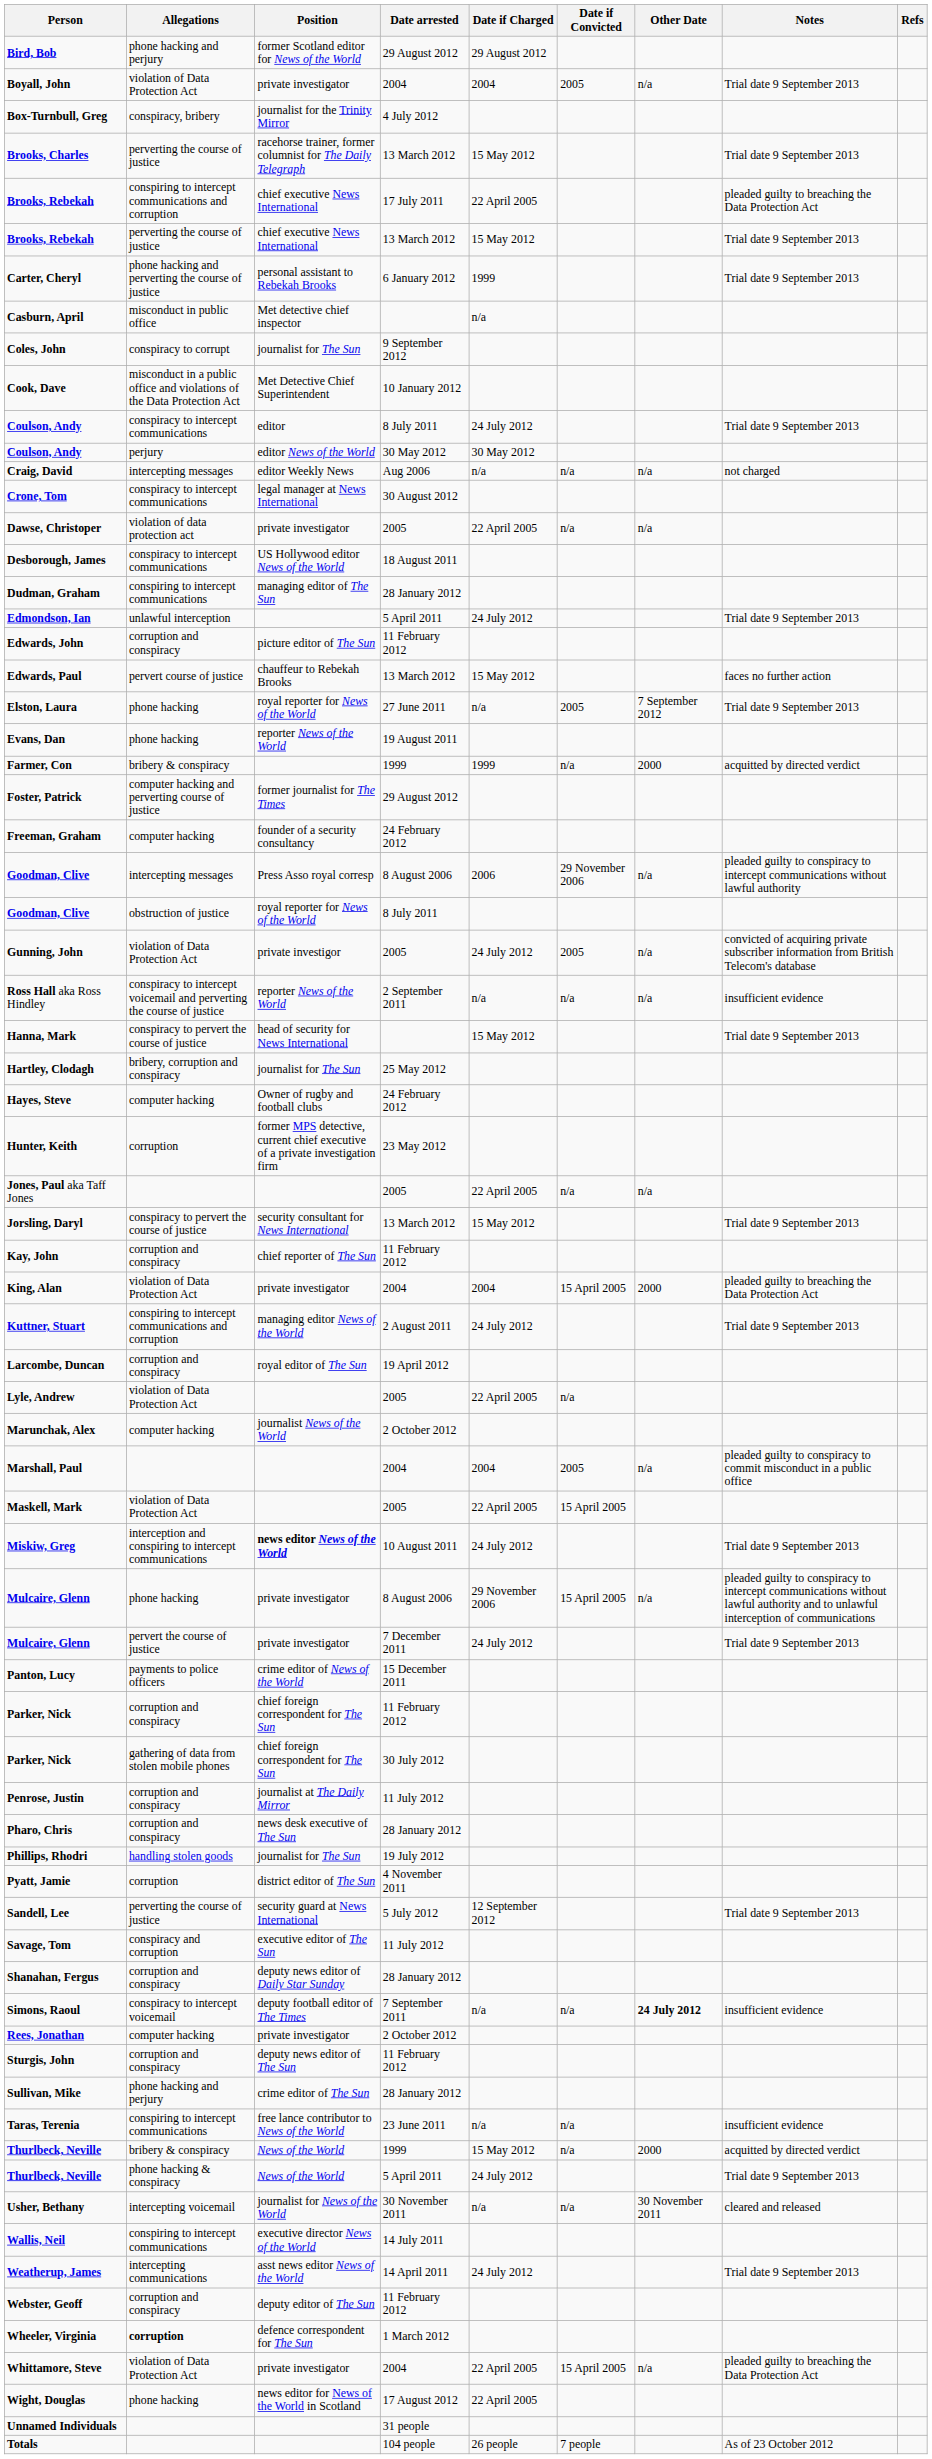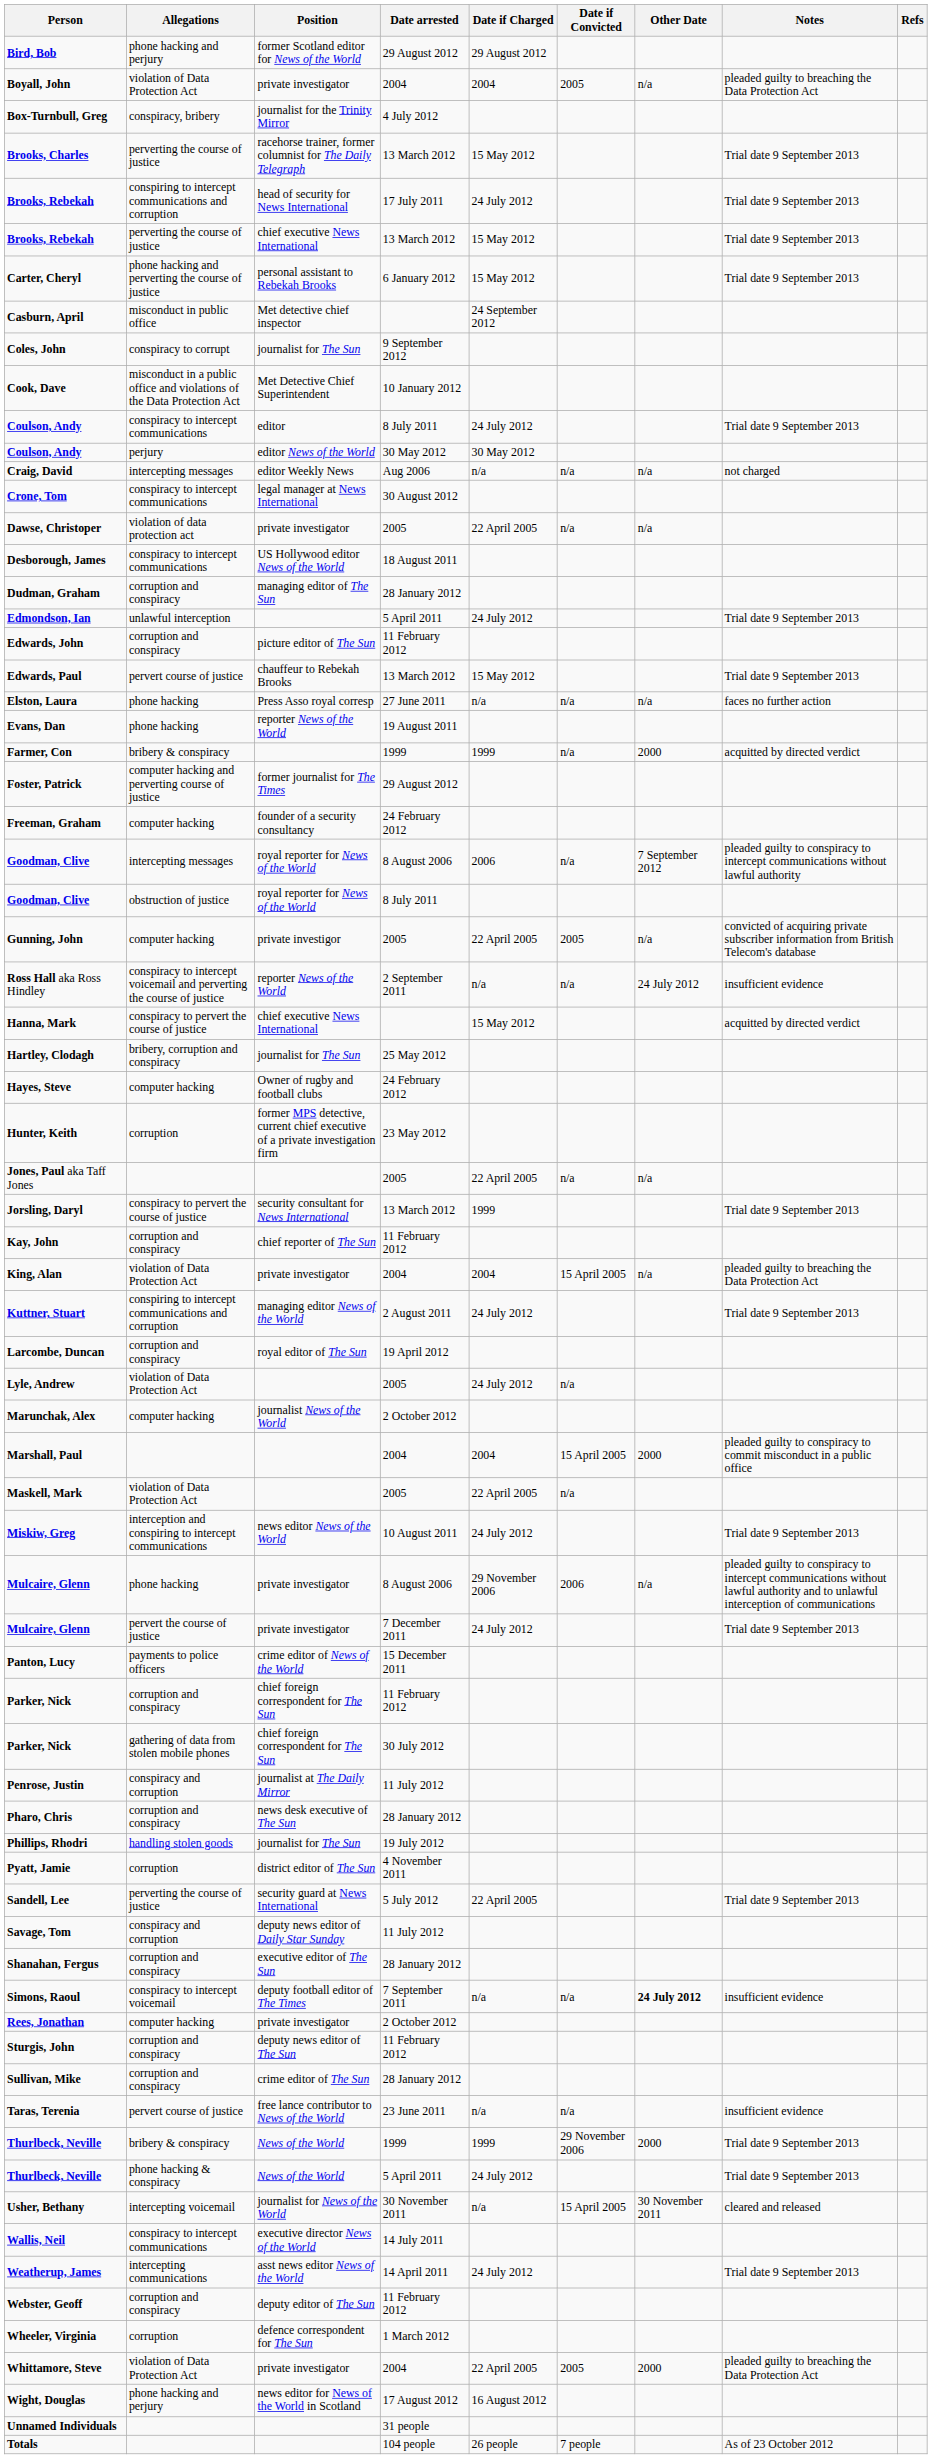(792, 84) Trial date 9 September 2013 -> (798, 84) pleaded guilty to breaching the Data Protection Act
(308, 201) chief executive News International -> (304, 201) head of security for News International
(504, 201) 22 April 2005 -> (502, 201) 24 July 2012
(798, 201) pleaded guilty to breaching the Data Protection Act -> (792, 201) Trial date 9 September 2013
(483, 278) 1999 -> (503, 278) 15 May 2012
(479, 317) n/a -> (504, 317) 24 September 2012
(182, 592) conspiring to intercept communications -> (164, 592) corruption and conspiracy
(778, 675) faces no further action -> (792, 675) Trial date 9 September 2013
(313, 707) royal reporter for News of the World -> (316, 701) Press Asso royal corresp
(572, 707) 2005 -> (567, 701) n/a
(668, 707) 7 September 2012 -> (645, 701) n/a
(792, 707) Trial date 9 September 2013 -> (778, 701) faces no further action
(316, 875) Press Asso royal corresp -> (313, 861) royal reporter for News of the World
(593, 875) 29 November 2006 -> (567, 861) n/a
(645, 875) n/a -> (668, 861) 7 September 2012
(169, 952) violation of Data Protection Act -> (172, 939) computer hacking
(502, 952) 24 July 2012 -> (504, 939) 22 April 2005
(645, 997) n/a -> (668, 984) 24 July 2012
(304, 1036) head of security for News International -> (308, 1023) chief executive News International
(792, 1036) Trial date 9 September 2013 -> (792, 1023) acquitted by directed verdict
(503, 1223) 15 May 2012 -> (483, 1210) 1999
(650, 1288) 2000 -> (645, 1274) n/a
(504, 1397) 22 April 2005 -> (502, 1384) 24 July 2012
(572, 1468) 2005 -> (593, 1455) 15 April 2005
(645, 1468) n/a -> (650, 1455) 2000
(593, 1507) 15 April 2005 -> (567, 1493) n/a
(317, 1546) bold -> (314, 1532) normal
(593, 1598) 15 April 2005 -> (572, 1584) 2006
(164, 1798) corruption and conspiracy -> (165, 1785) conspiracy and corruption
(504, 1913) 12 September 2012 -> (504, 1900) 22 April 2005
(312, 1945) executive editor of The Sun -> (309, 1932) deputy news editor of Daily Star Sunday
(309, 1977) deputy news editor of Daily Star Sunday -> (312, 1964) executive editor of The Sun
(174, 2092) phone hacking and perjury -> (164, 2079) corruption and conspiracy
(182, 2125) conspiring to intercept communications -> (186, 2111) pervert course of justice
(503, 2150) 15 May 2012 -> (483, 2143) 1999
(567, 2150) n/a -> (593, 2143) 29 November 2006
(792, 2150) acquitted by directed verdict -> (792, 2143) Trial date 9 September 2013
(567, 2207) n/a -> (593, 2207) 15 April 2005
(182, 2240) conspiring to intercept communications -> (183, 2240) conspiracy to intercept communications
(156, 2336) bold -> (154, 2336) normal
(593, 2368) 15 April 2005 -> (572, 2368) 2005
(645, 2368) n/a -> (650, 2368) 2000
(164, 2400) phone hacking -> (174, 2400) phone hacking and perjury
(504, 2400) 22 April 2005 -> (509, 2400) 16 August 2012
